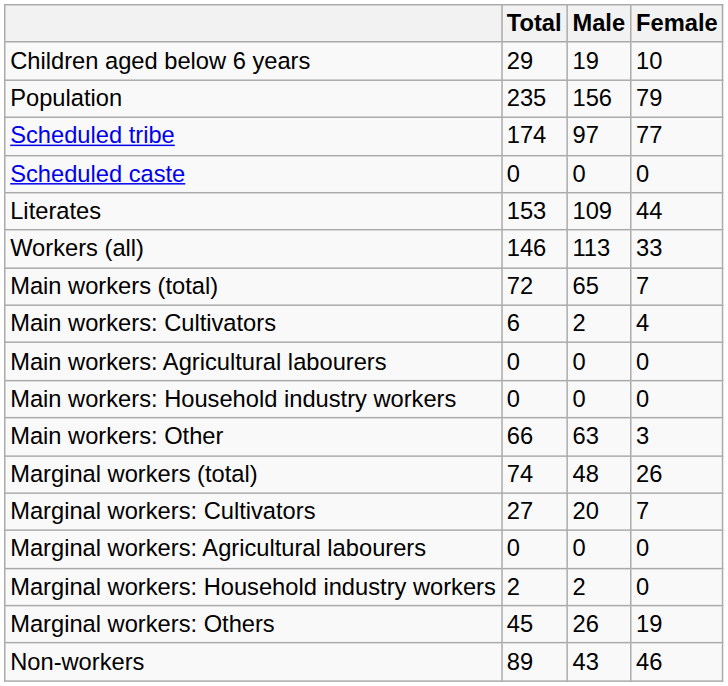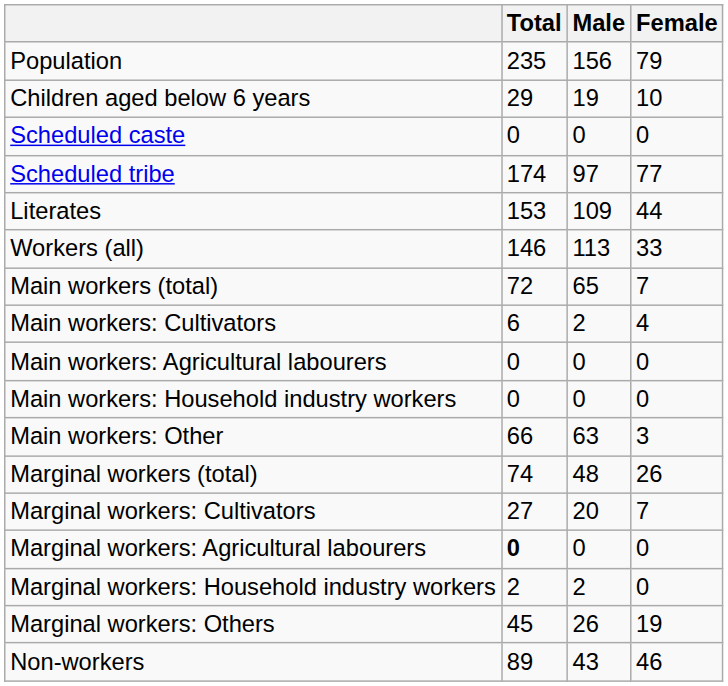rows swapped: (66, 98) <-> (160, 60)
rows swapped: (98, 173) <-> (92, 135)
(513, 549) normal -> (513, 549) bold
